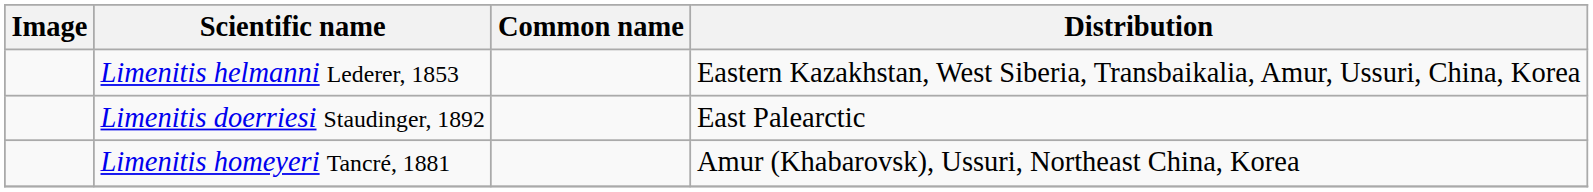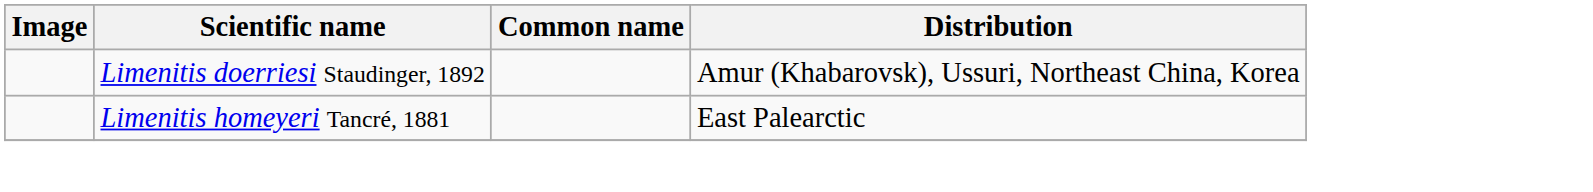- row: (280, 72)
(781, 117) East Palearctic -> (998, 72) Amur (Khabarovsk), Ussuri, Northeast China, Korea
(998, 162) Amur (Khabarovsk), Ussuri, Northeast China, Korea -> (781, 117) East Palearctic
